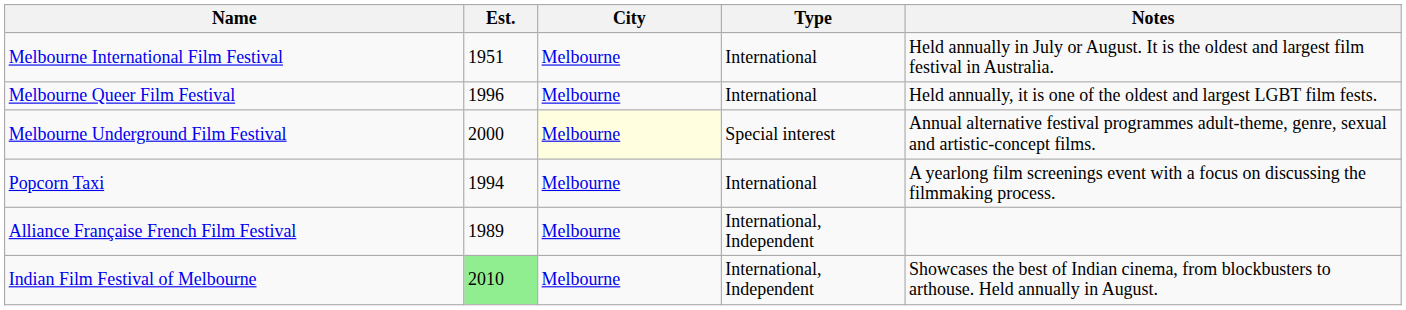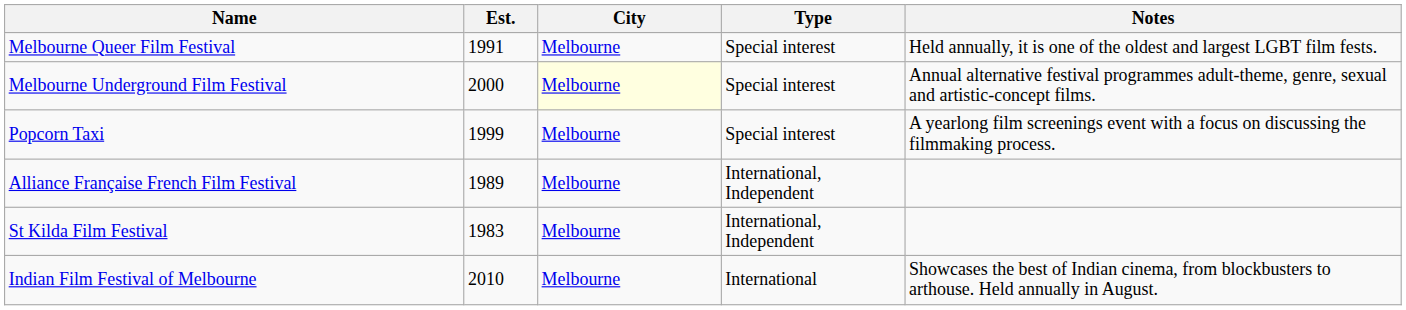- row: (146, 57)
(486, 95) 1996 -> (486, 47) 1991
(771, 95) International -> (780, 47) Special interest
(486, 182) 1994 -> (486, 134) 1999
(771, 182) International -> (780, 134) Special interest
+ row: (88, 231)
(486, 279) lightgreen background -> (486, 279) no background
(773, 279) International, Independent -> (771, 279) International
